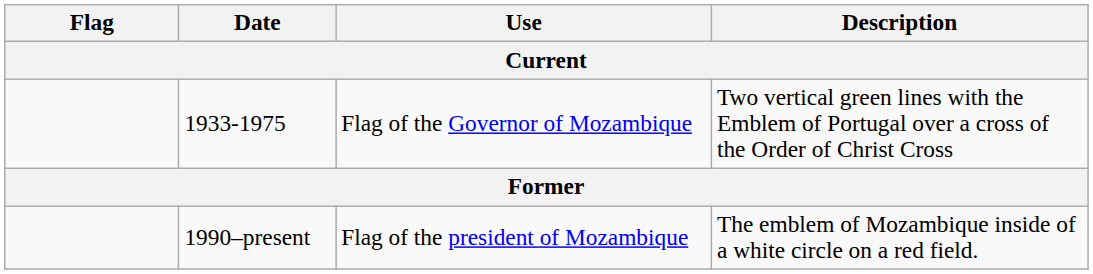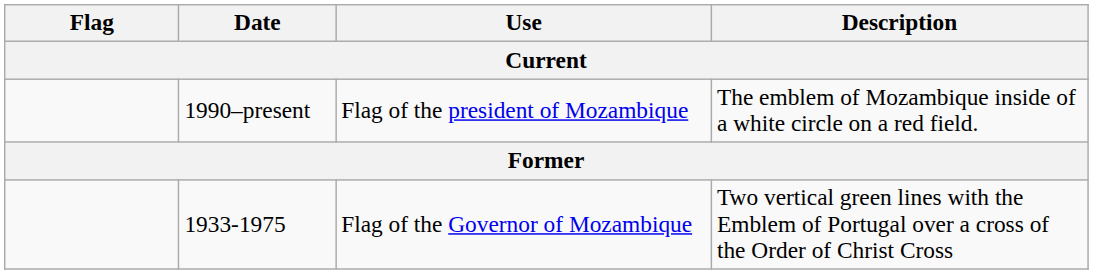rows swapped: (247, 236) <-> (235, 123)
